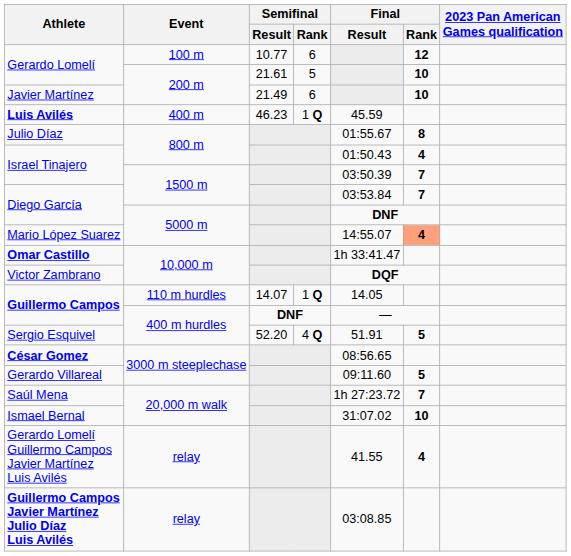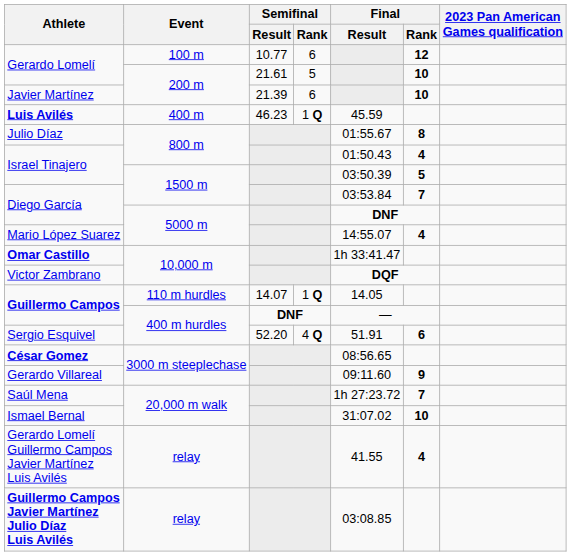(272, 94) 21.49 -> (272, 94) 21.39
(422, 174) 7 -> (422, 174) 5
(422, 235) lightsalmon background -> (422, 235) no background
(422, 335) 5 -> (422, 335) 6
(422, 375) 5 -> (422, 375) 9
